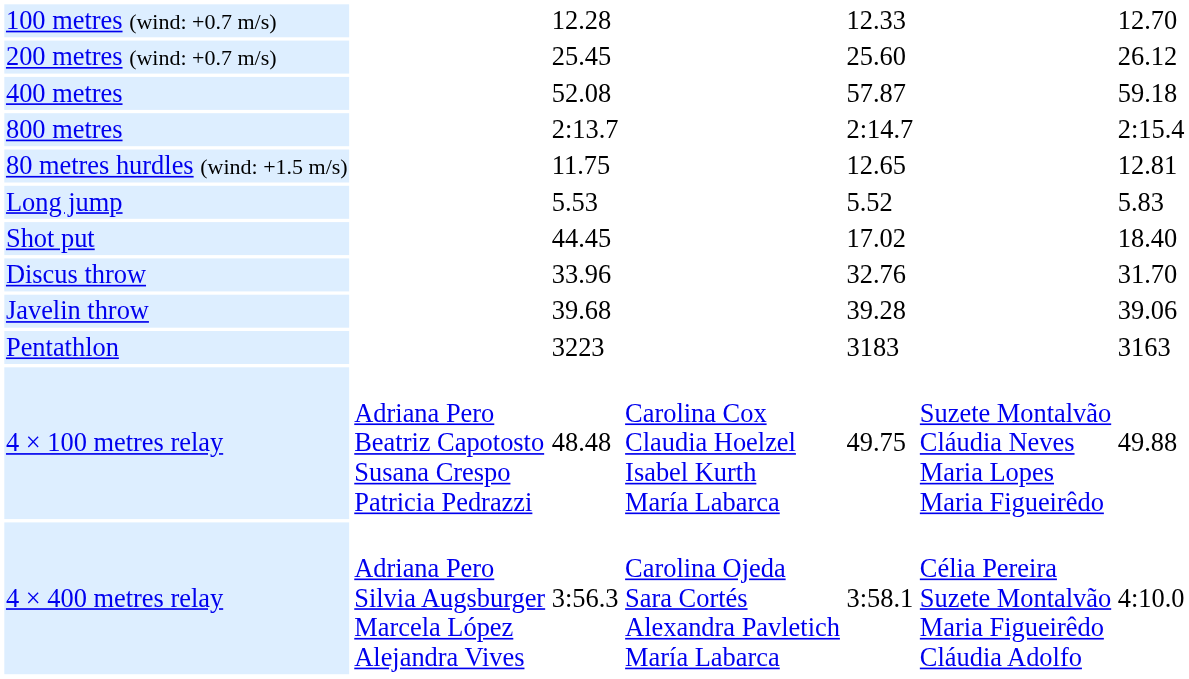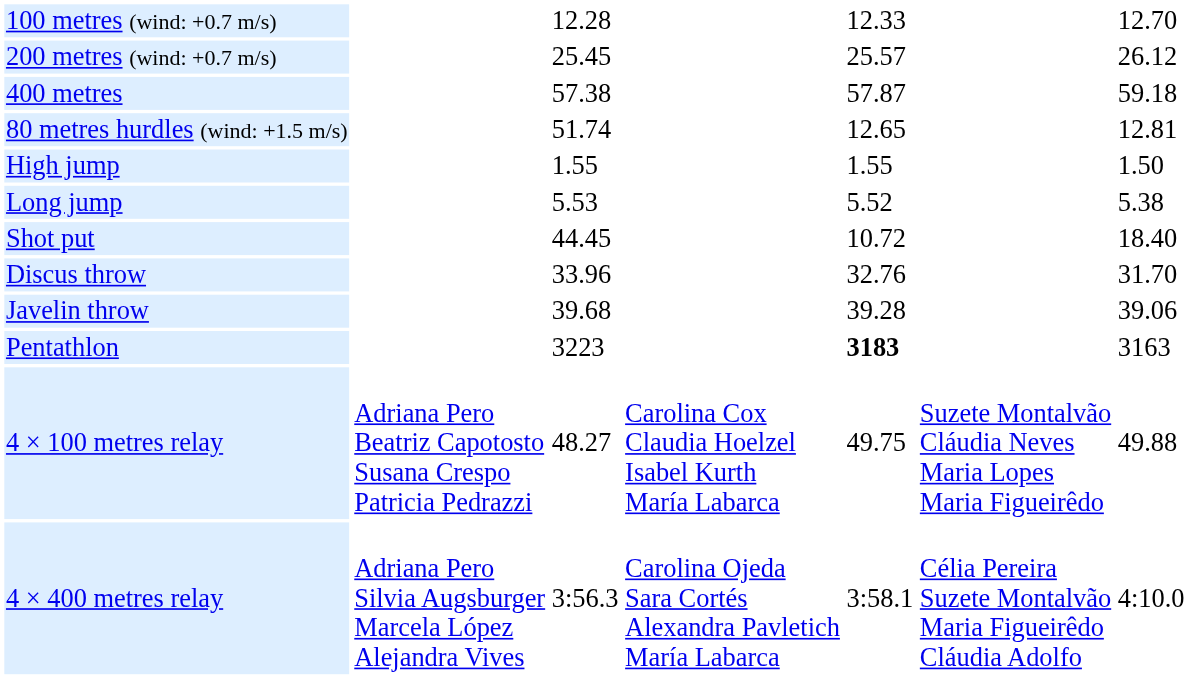(876, 56) 25.60 -> (876, 56) 25.57
(581, 93) 52.08 -> (581, 93) 57.38
- row: (64, 129)
(581, 165) 11.75 -> (581, 129) 51.74
+ row: (63, 165)
(1141, 201) 5.83 -> (1141, 201) 5.38
(876, 238) 17.02 -> (876, 238) 10.72
(873, 347) normal -> (873, 347) bold
(581, 442) 48.48 -> (581, 442) 48.27
